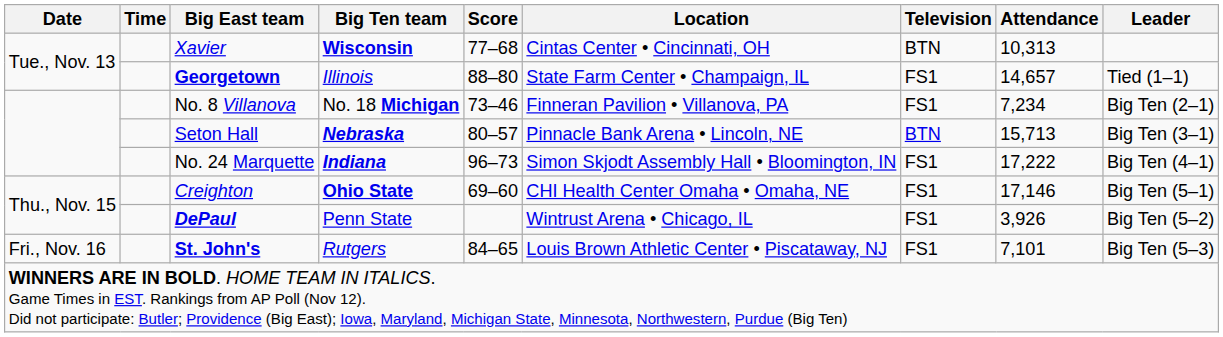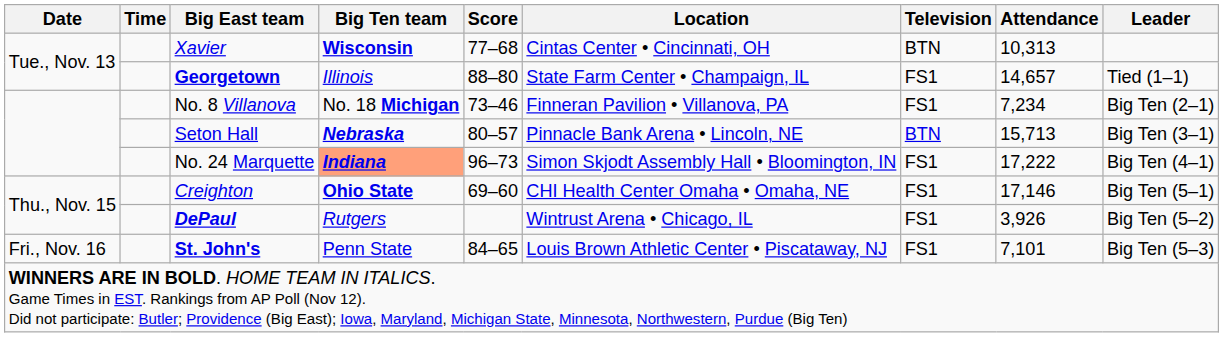(354, 162) no background -> (354, 162) lightsalmon background
(367, 220) Penn State -> (354, 220) Rutgers
(354, 248) Rutgers -> (367, 248) Penn State
